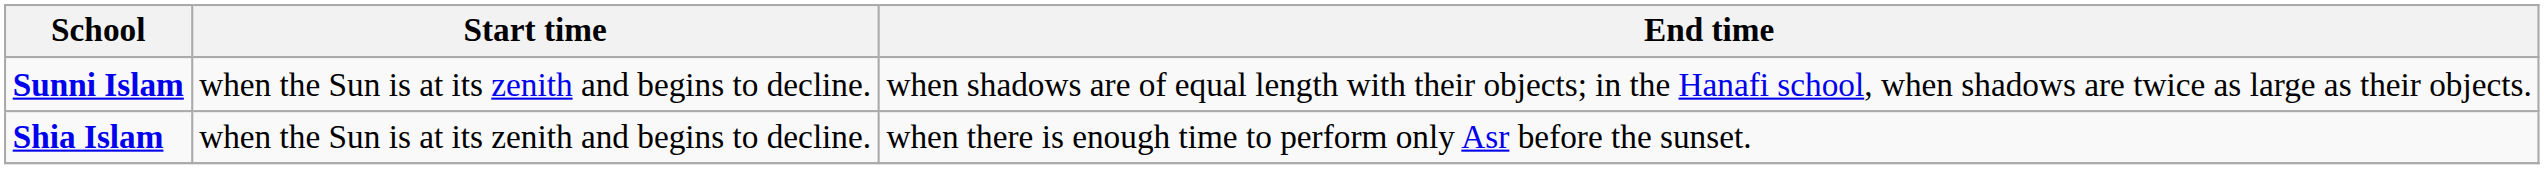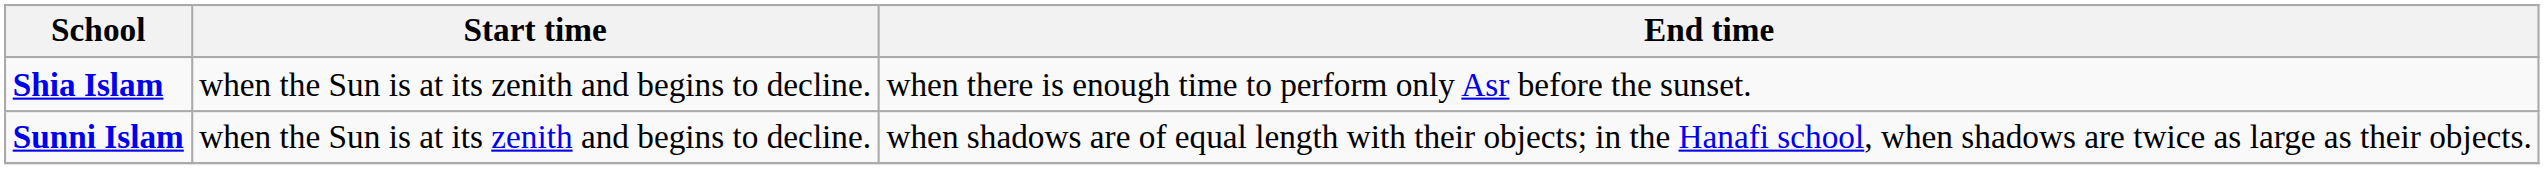rows swapped: (98, 83) <-> (88, 136)
